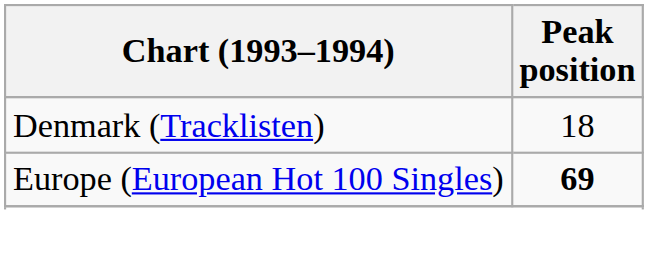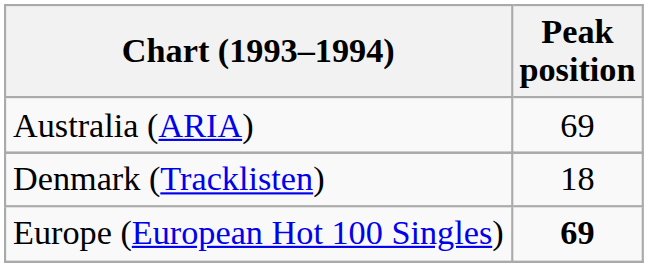+ row: (133, 124)
